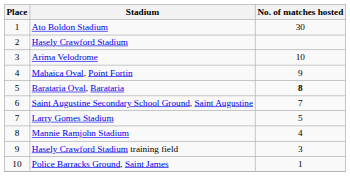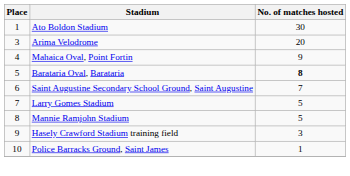- row: (80, 42)
(300, 58) 10 -> (300, 42) 20
(300, 134) 4 -> (300, 118) 5
